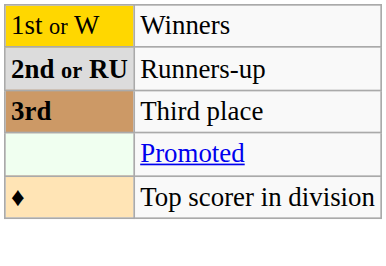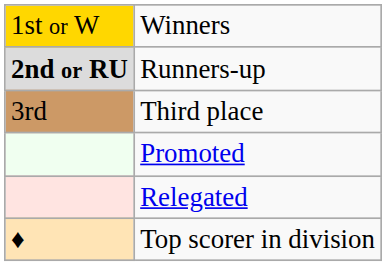(31, 111) bold -> (29, 111) normal
+ row: (194, 196)
